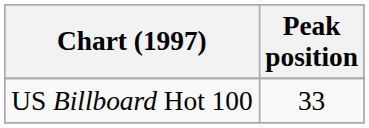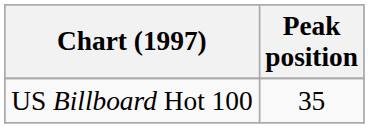(312, 100) 33 -> (312, 100) 35
